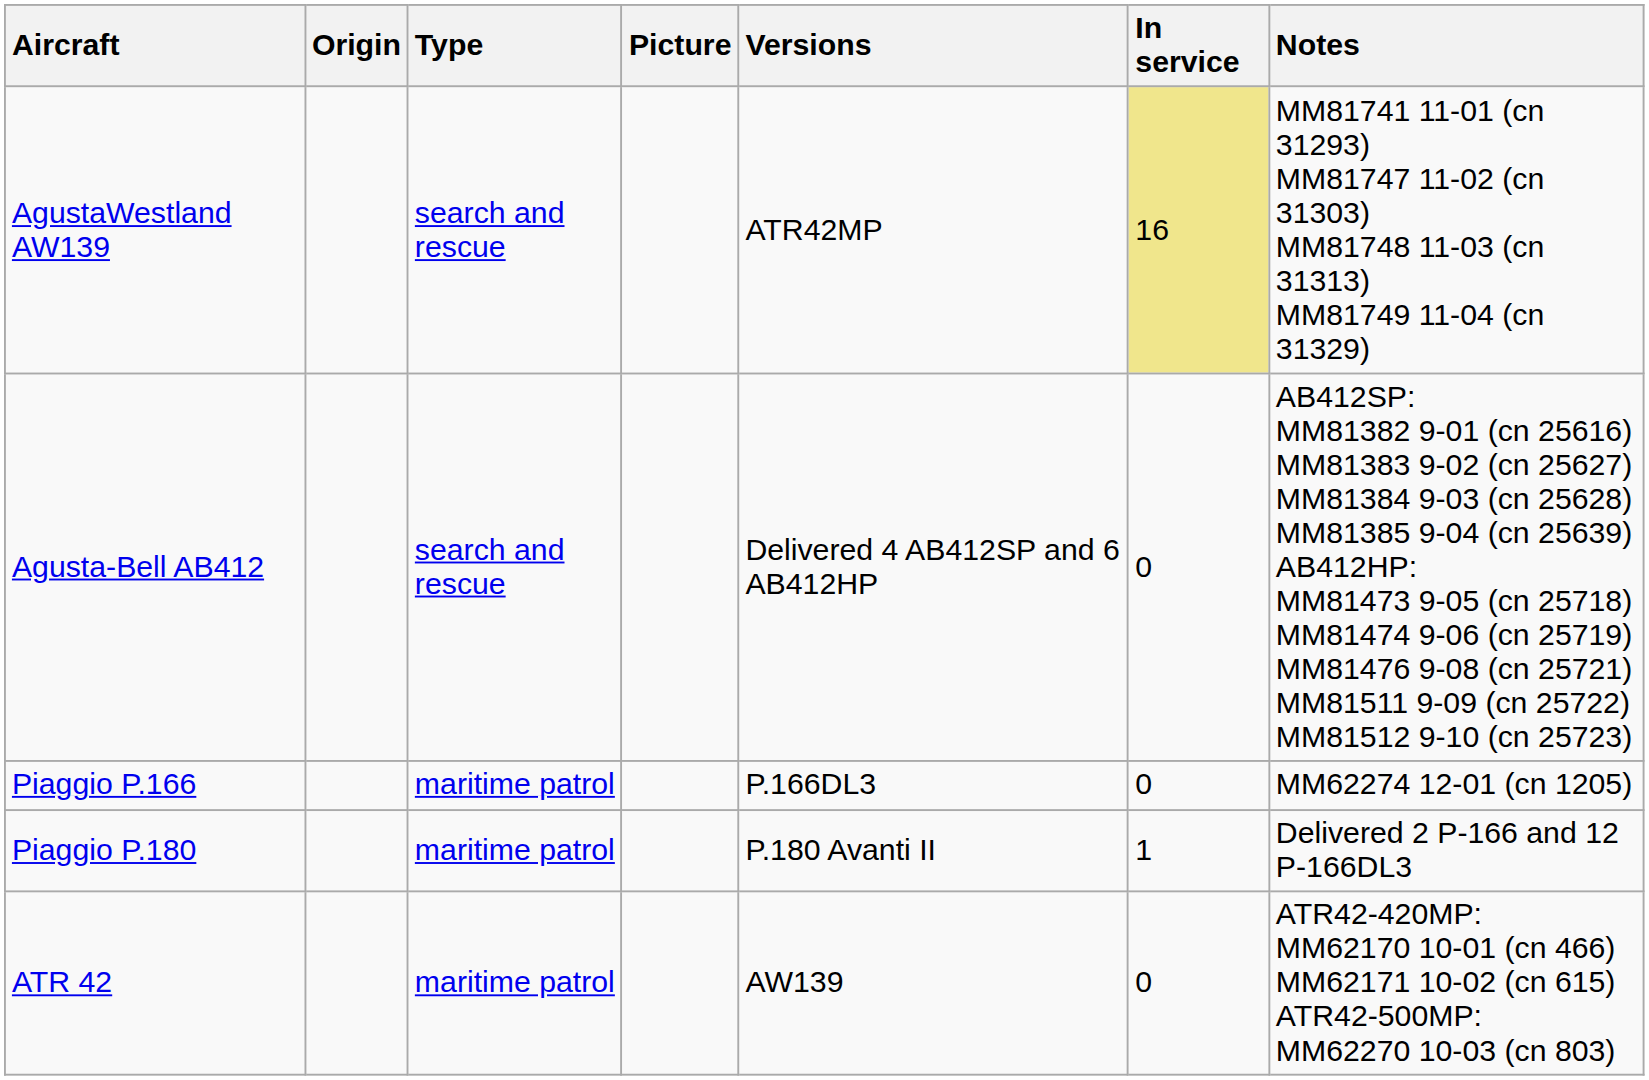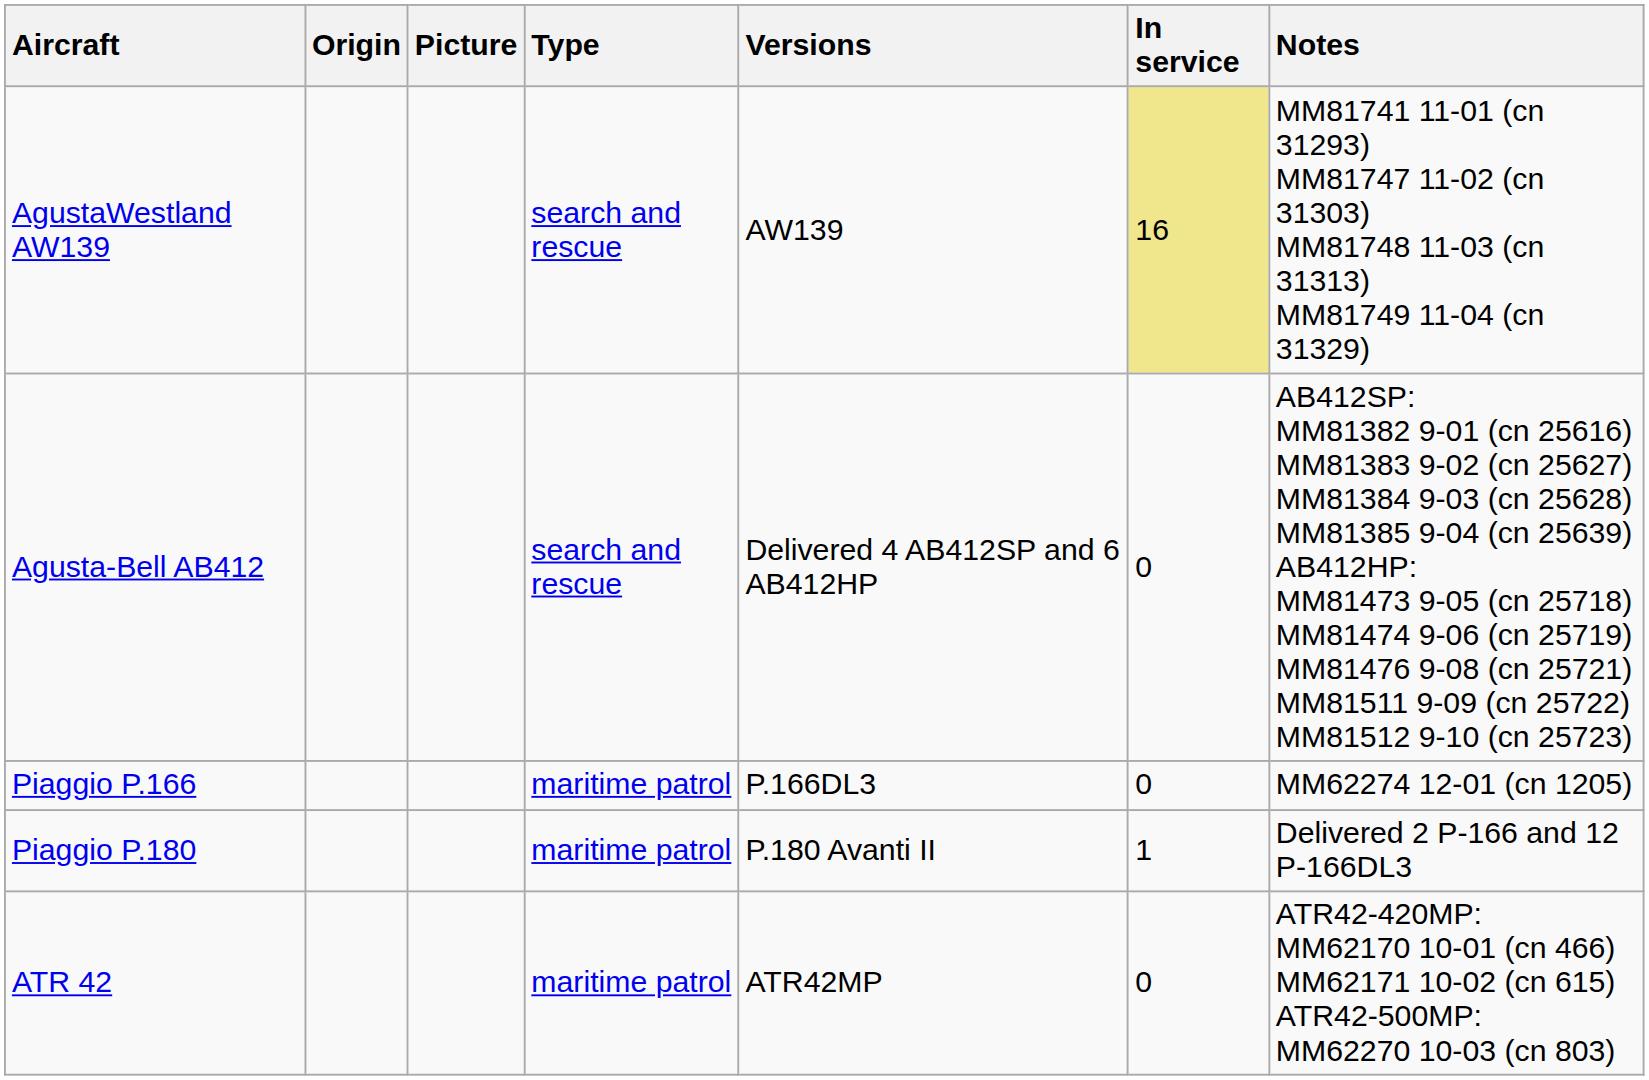columns swapped: (449, 45) <-> (680, 45)
(814, 229) ATR42MP -> (794, 229) AW139
(794, 982) AW139 -> (814, 982) ATR42MP
